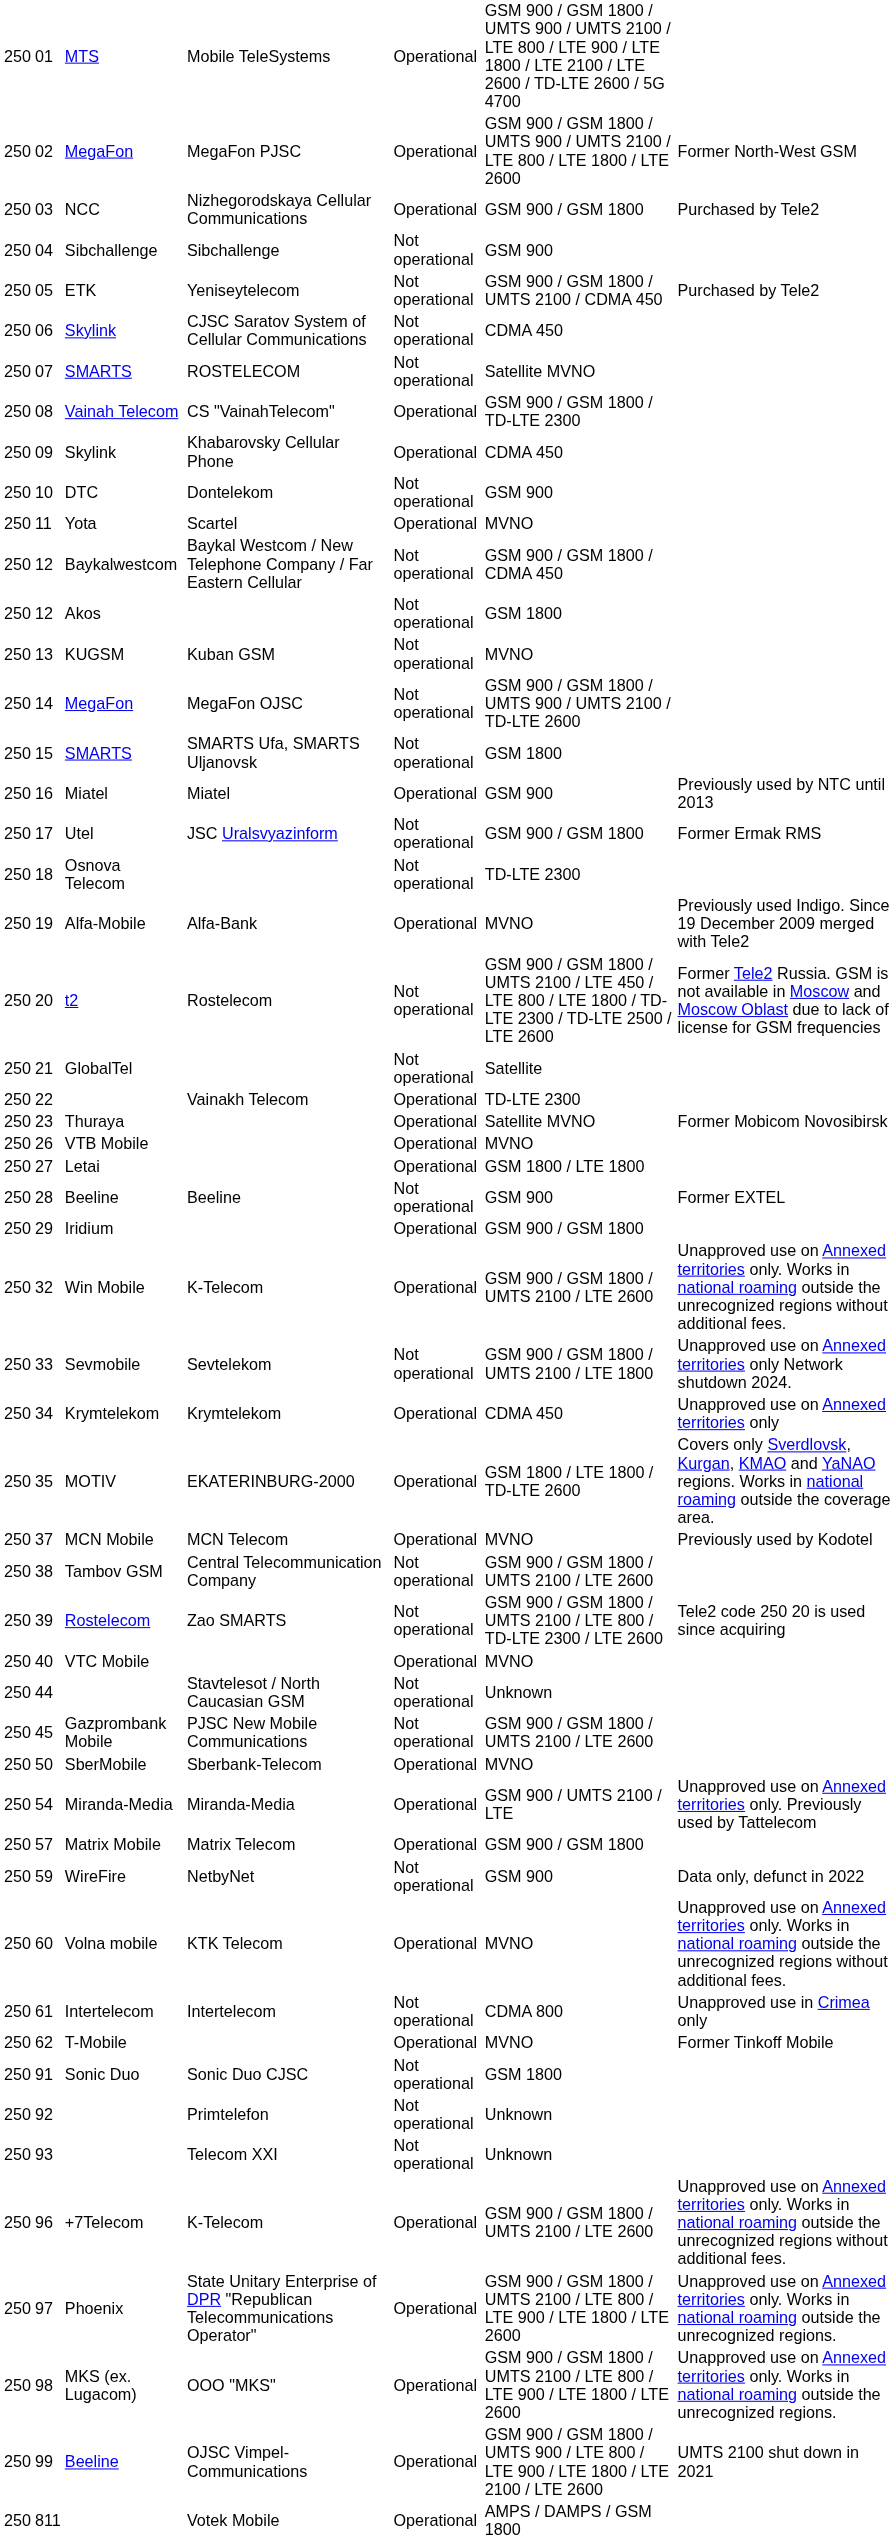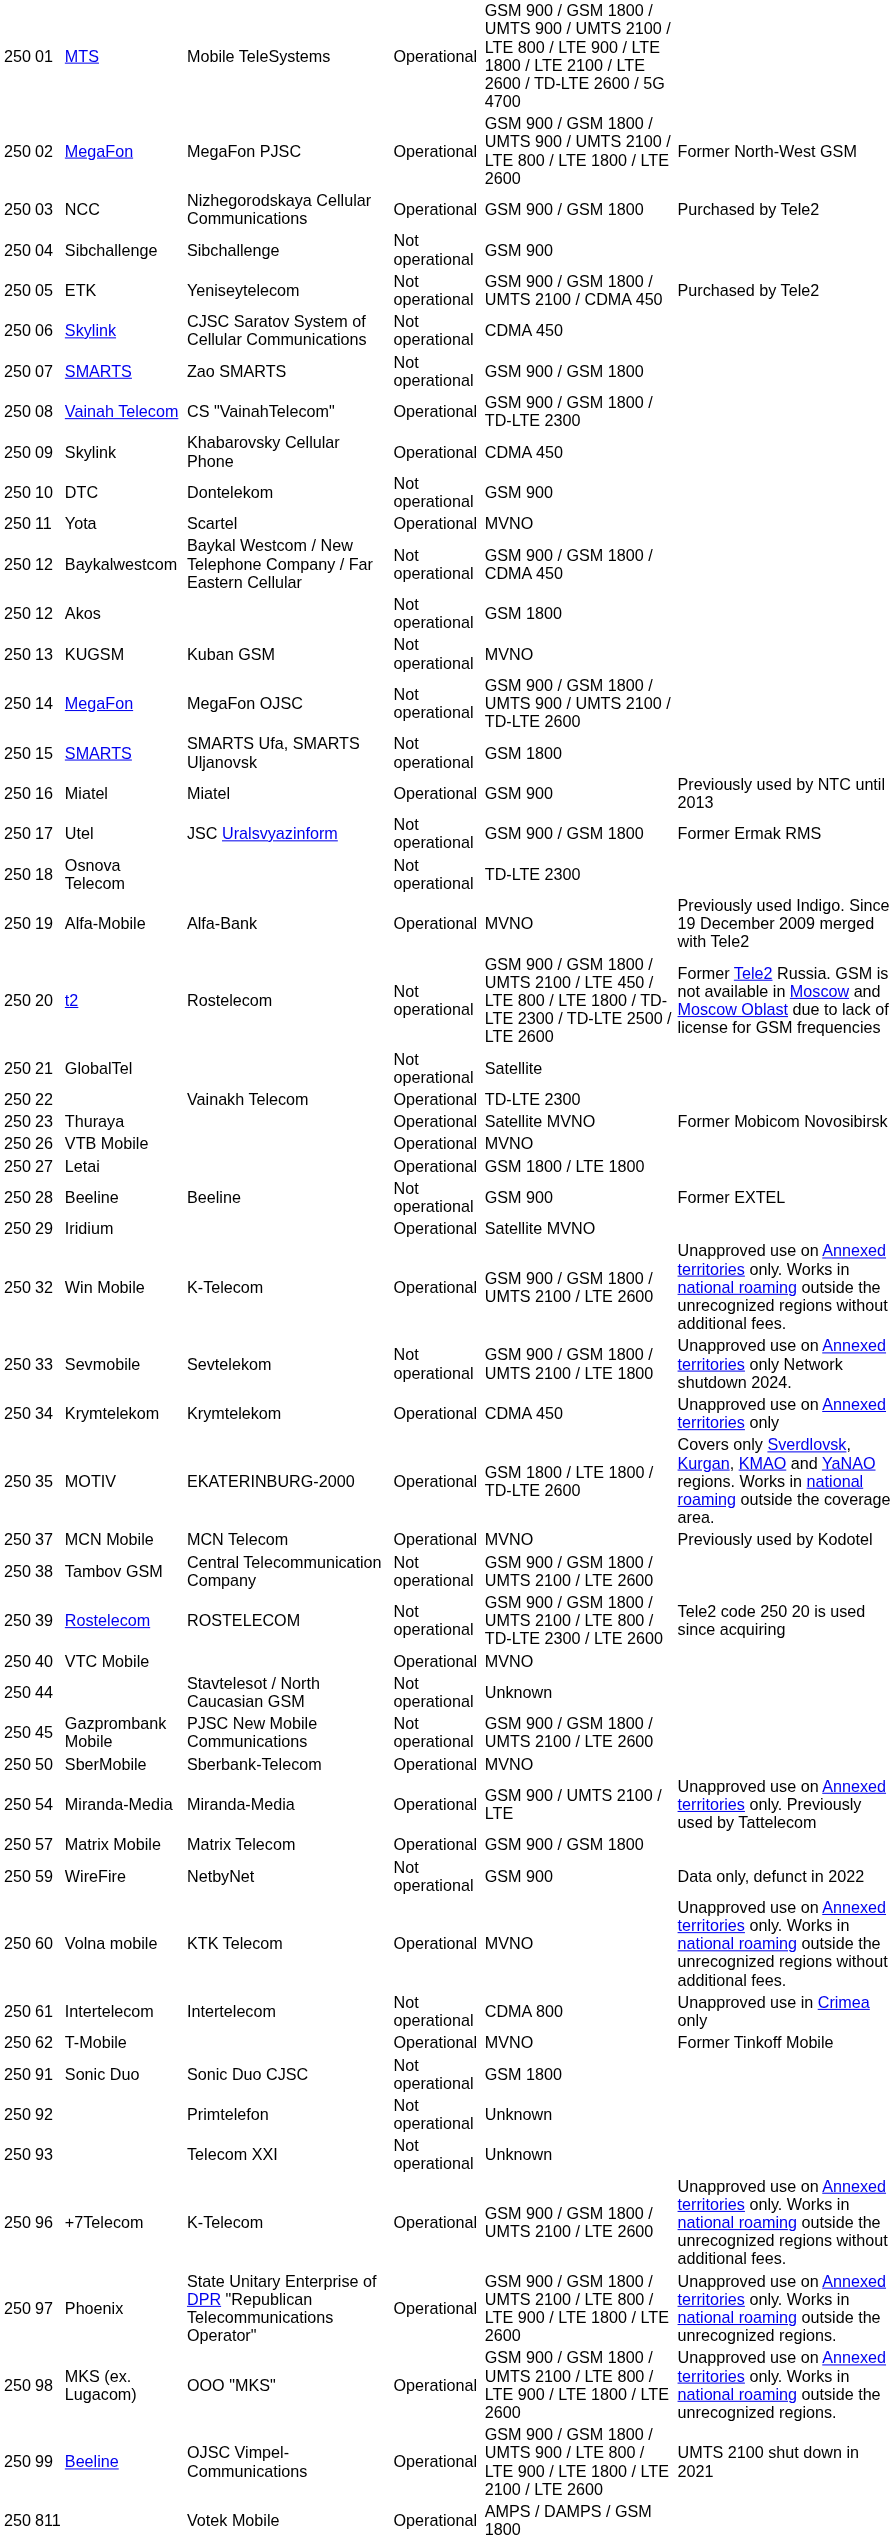(244, 371) ROSTELECOM -> (237, 371) Zao SMARTS
(540, 371) Satellite MVNO -> (564, 371) GSM 900 / GSM 1800
(564, 1229) GSM 900 / GSM 1800 -> (540, 1229) Satellite MVNO
(237, 1621) Zao SMARTS -> (244, 1621) ROSTELECOM
